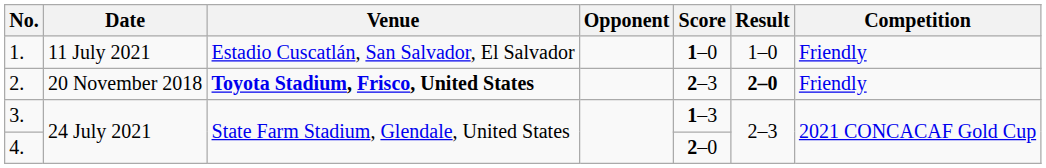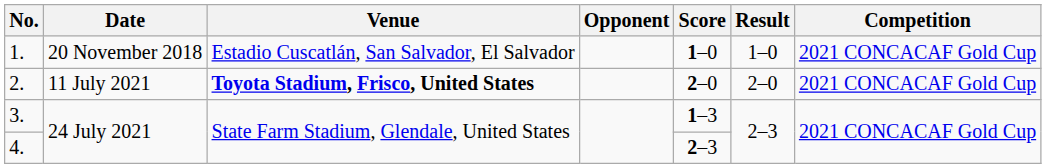(99, 52) 11 July 2021 -> (125, 52) 20 November 2018
(833, 52) Friendly -> (918, 52) 2021 CONCACAF Gold Cup
(125, 83) 20 November 2018 -> (99, 83) 11 July 2021
(702, 83) 2–3 -> (702, 83) 2–0
(762, 83) bold -> (762, 83) normal
(833, 83) Friendly -> (918, 83) 2021 CONCACAF Gold Cup
(702, 147) 2–0 -> (702, 147) 2–3
